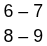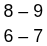rows swapped: (23, 36) <-> (23, 11)
